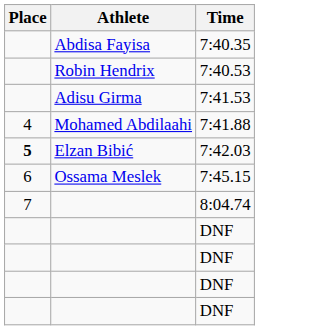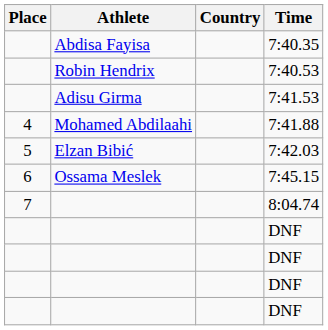+ column: (230, 17)
(28, 151) bold -> (28, 151) normal
